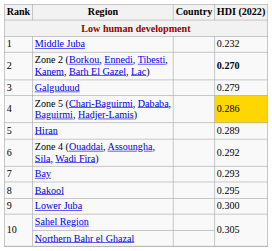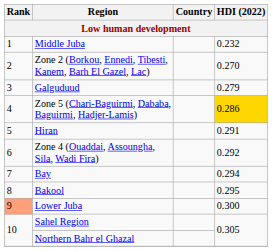(228, 66) bold -> (228, 66) normal
(228, 131) 0.289 -> (228, 131) 0.291
(228, 174) 0.293 -> (228, 174) 0.294
(9, 206) no background -> (9, 206) lightsalmon background
